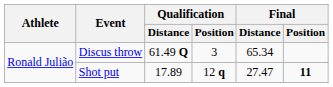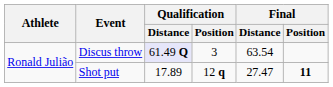(168, 53) no background -> (168, 53) lavender background
(260, 53) 65.34 -> (260, 53) 63.54
